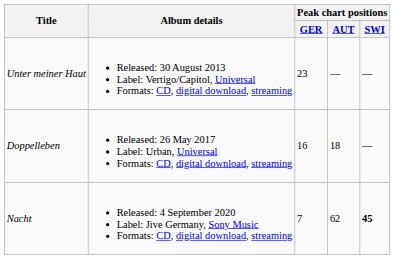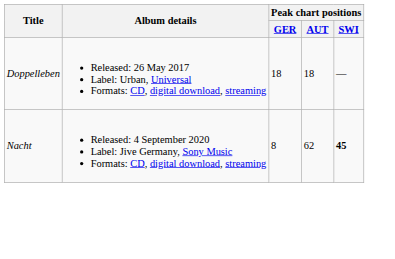- row: (46, 73)
(302, 146) 16 -> (276, 73) 18
(300, 218) 7 -> (274, 146) 8
